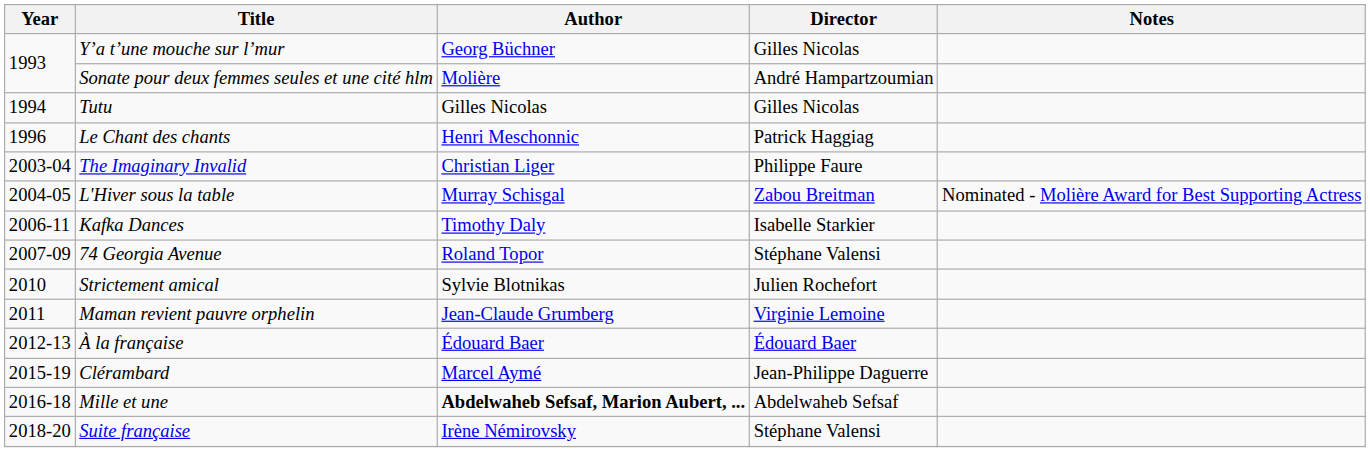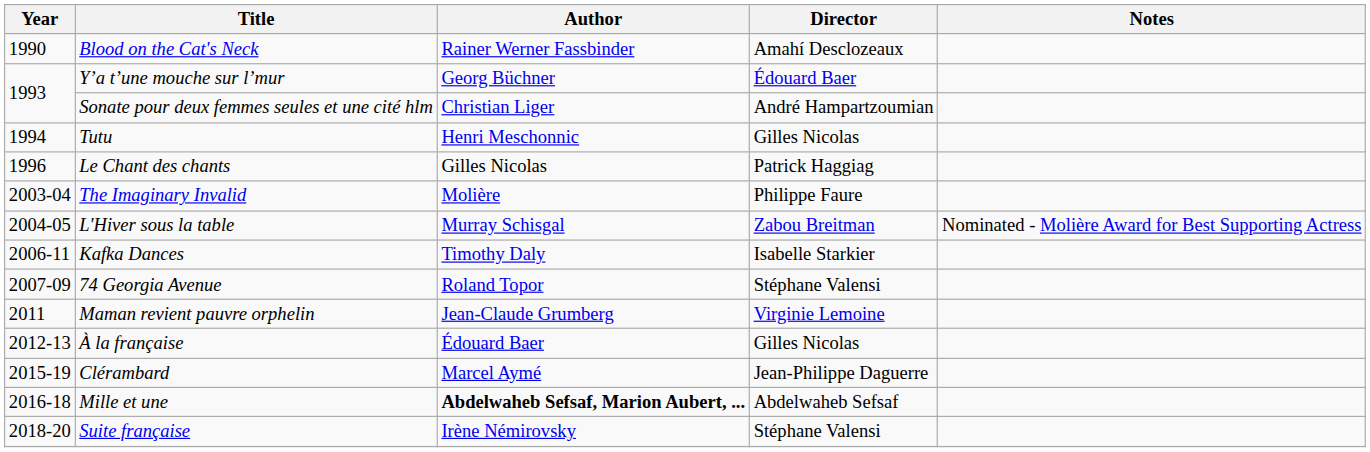+ row: (169, 48)
(806, 48) Gilles Nicolas -> (805, 78) Édouard Baer
(471, 78) Molière -> (498, 107) Christian Liger
(494, 107) Gilles Nicolas -> (510, 136) Henri Meschonnic
(510, 136) Henri Meschonnic -> (494, 166) Gilles Nicolas
(498, 166) Christian Liger -> (471, 195) Molière
- row: (149, 284)
(805, 343) Édouard Baer -> (806, 343) Gilles Nicolas
